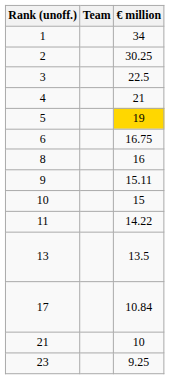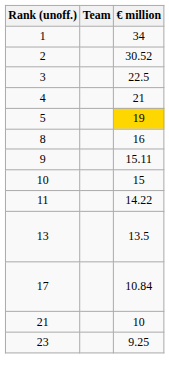(139, 56) 30.25 -> (139, 56) 30.52
- row: (43, 139)
